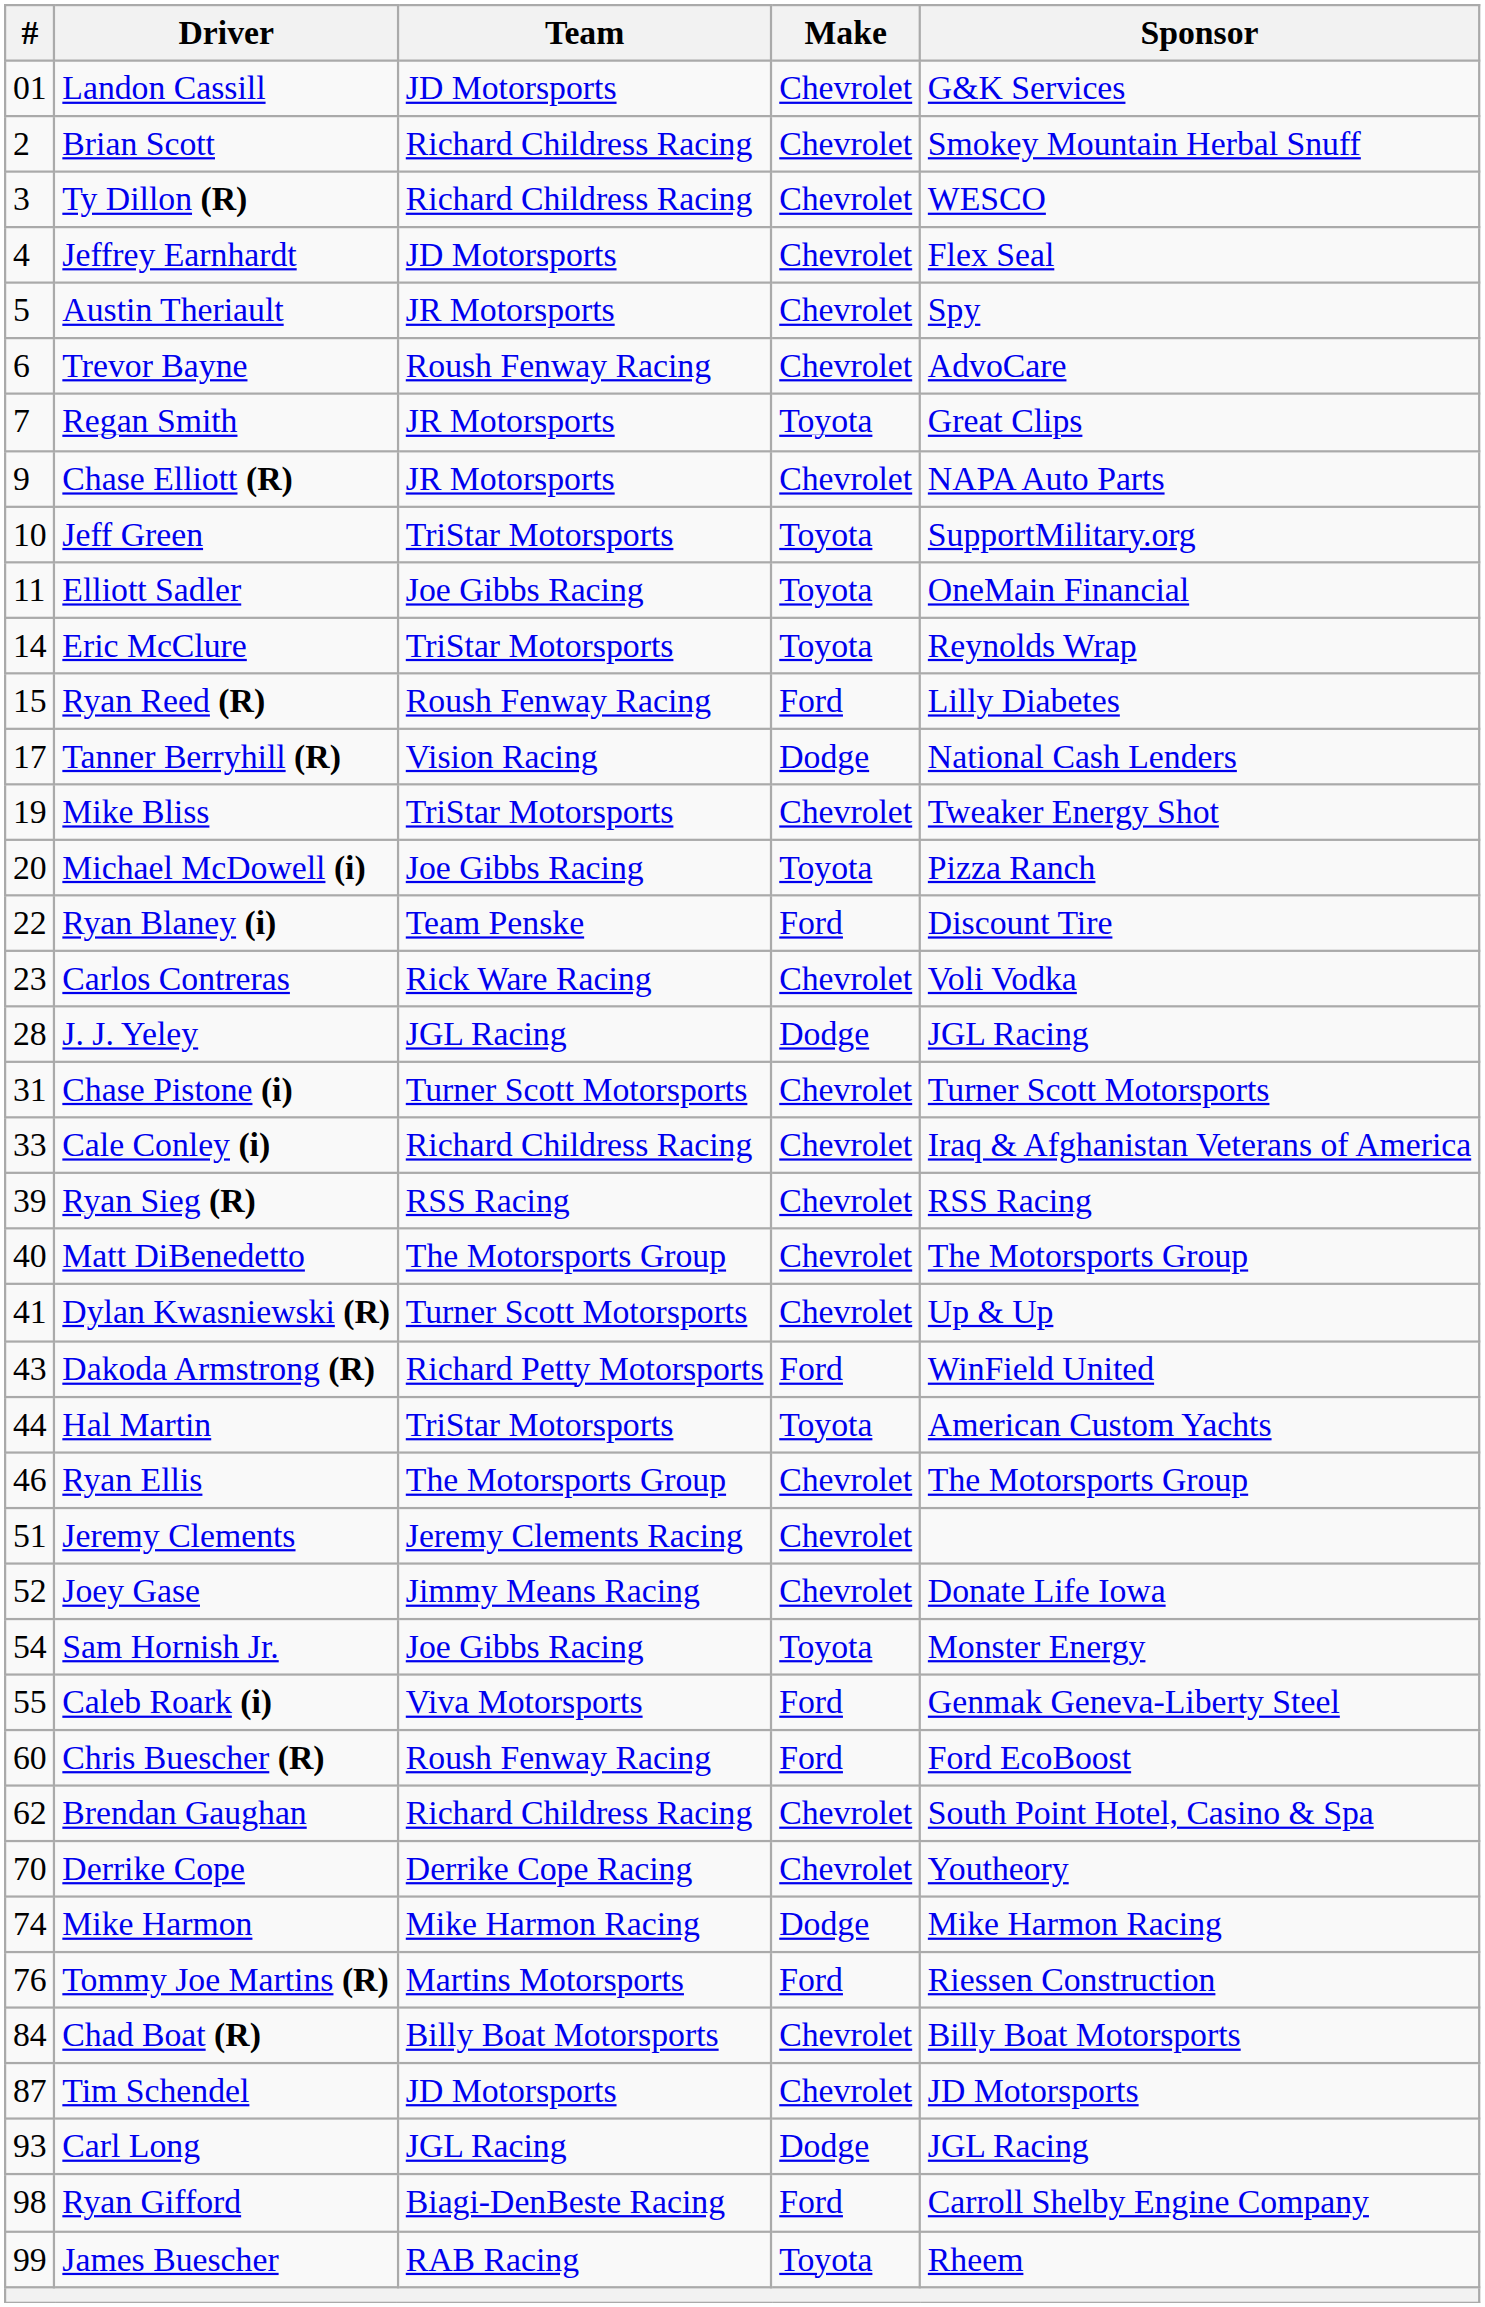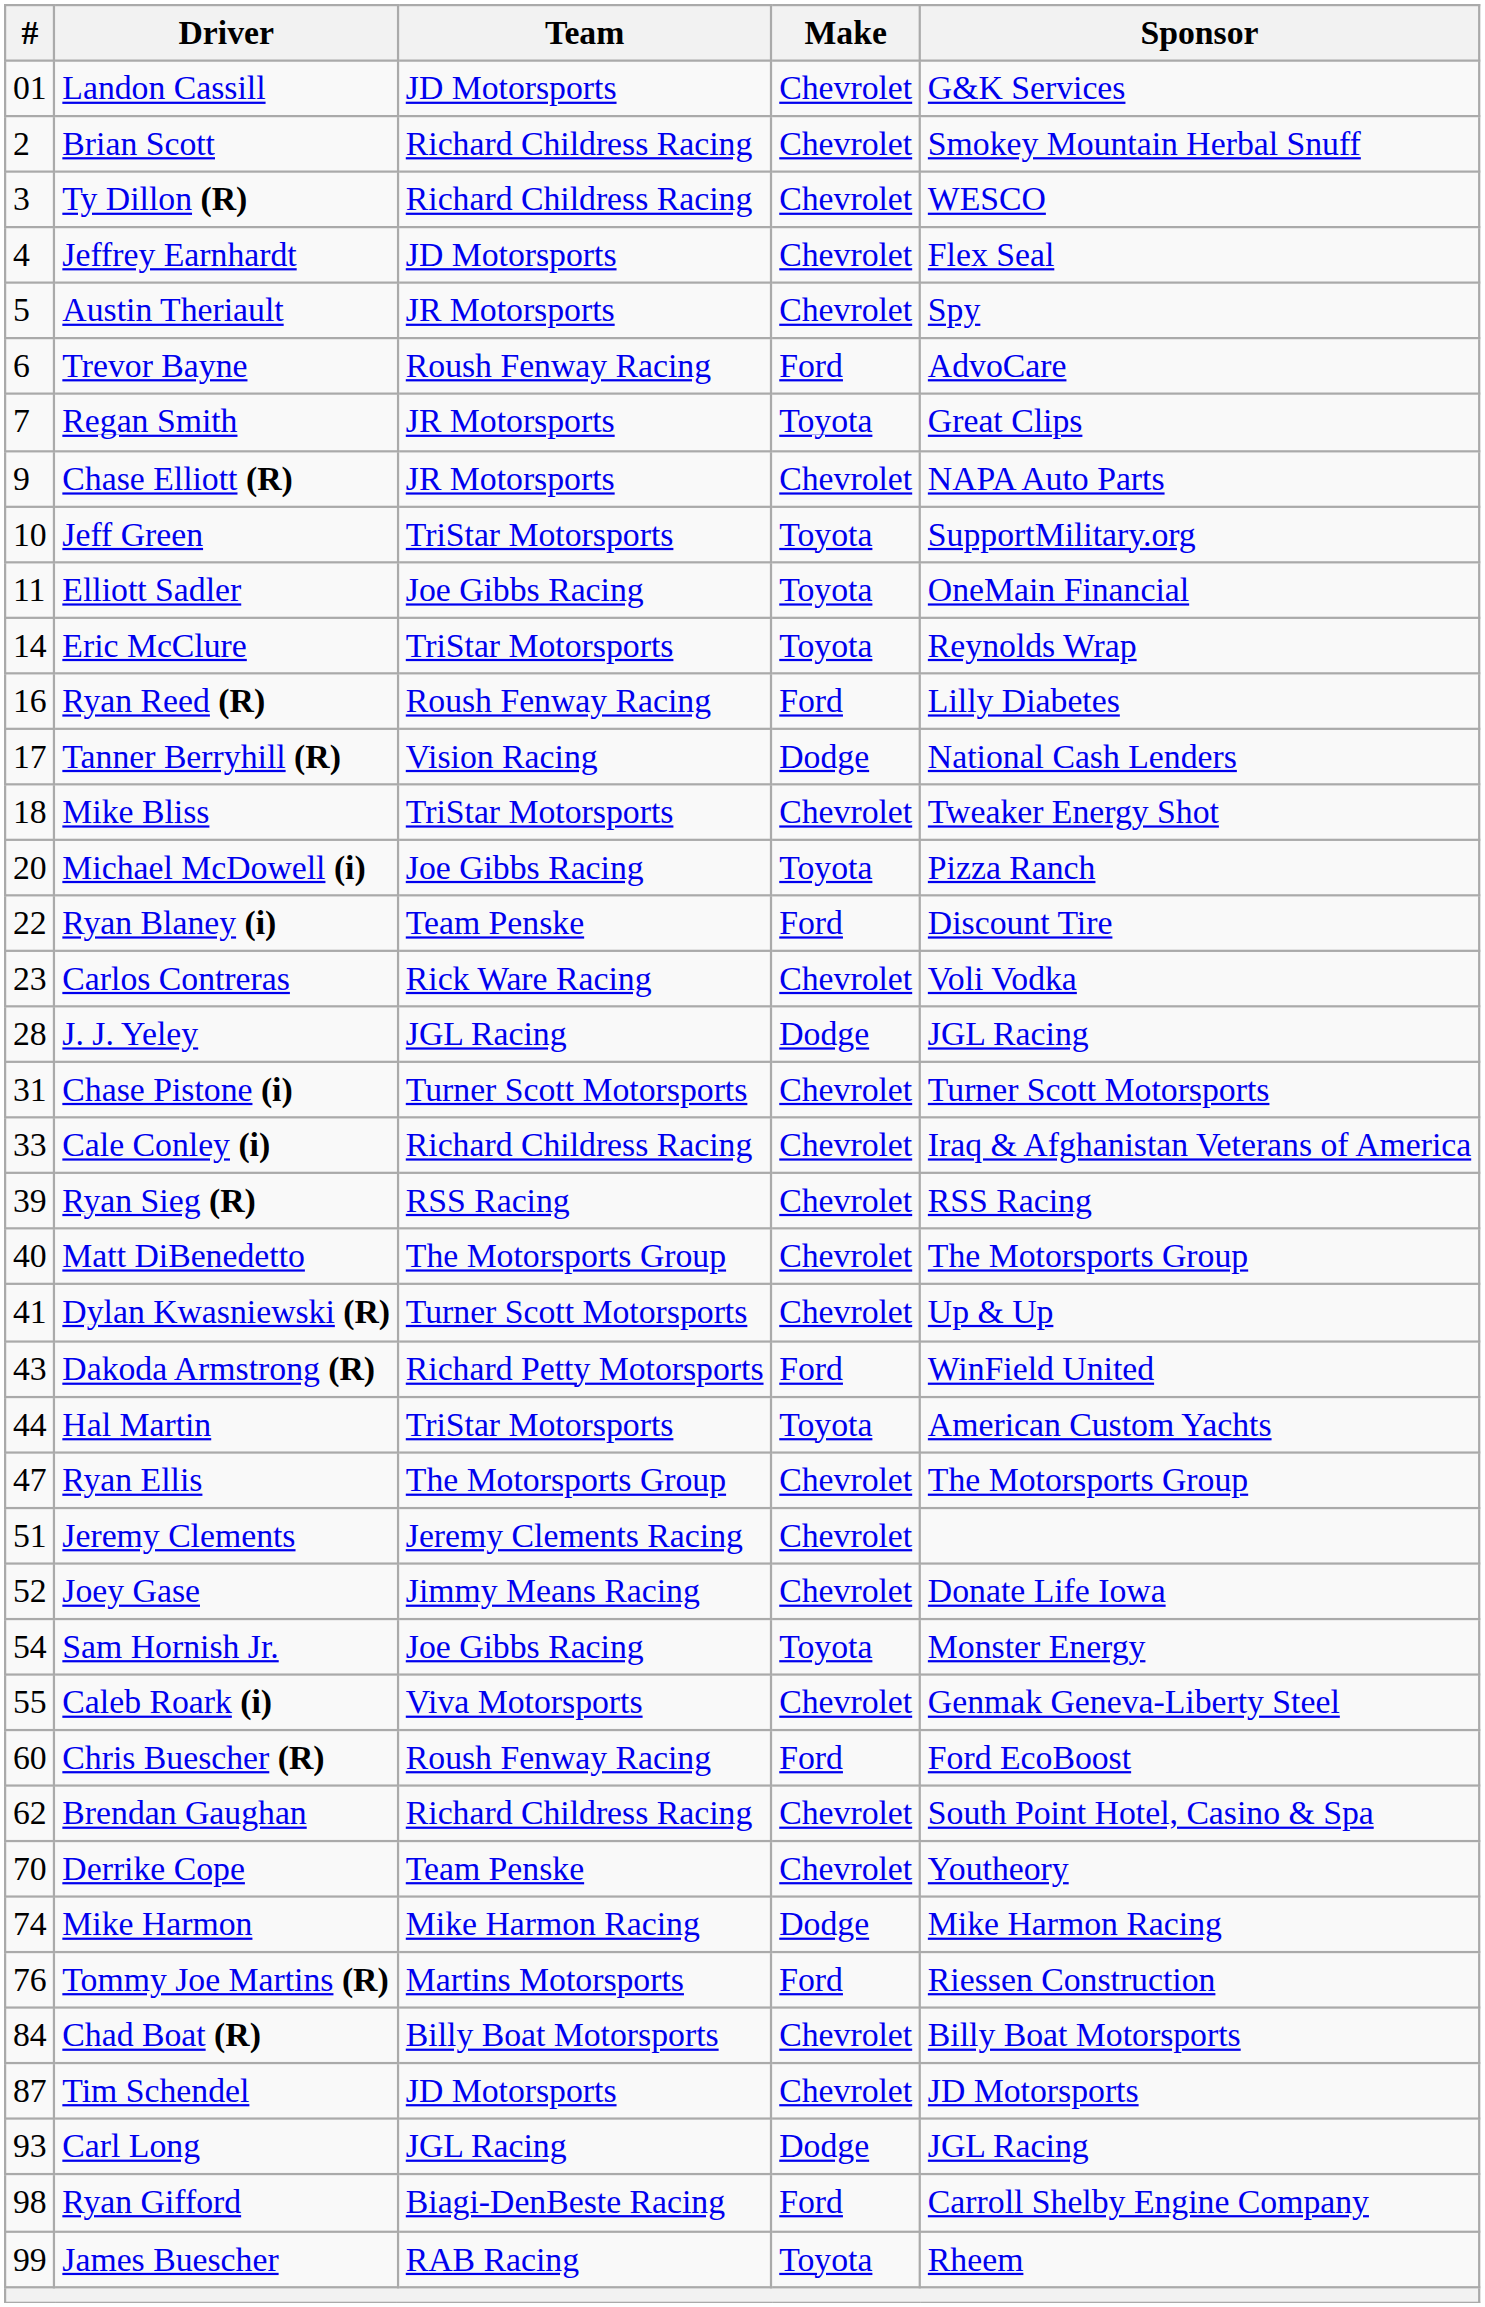(846, 366) Chevrolet -> (811, 366) Ford
(30, 700) 15 -> (30, 700) 16
(30, 811) 19 -> (30, 811) 18
(30, 1479) 46 -> (30, 1479) 47
(811, 1701) Ford -> (846, 1701) Chevrolet
(549, 1868) Derrike Cope Racing -> (495, 1868) Team Penske
